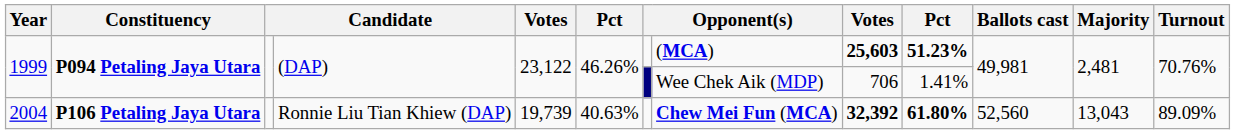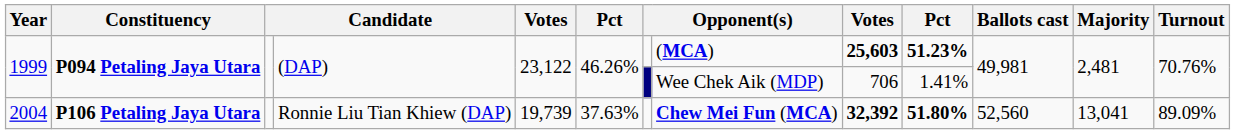(610, 113) 40.63% -> (610, 113) 37.63%
(938, 113) 61.80% -> (938, 113) 51.80%
(1103, 113) 13,043 -> (1103, 113) 13,041
